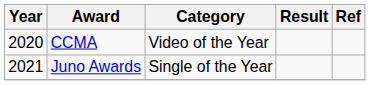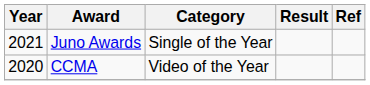rows swapped: (74, 42) <-> (96, 67)
